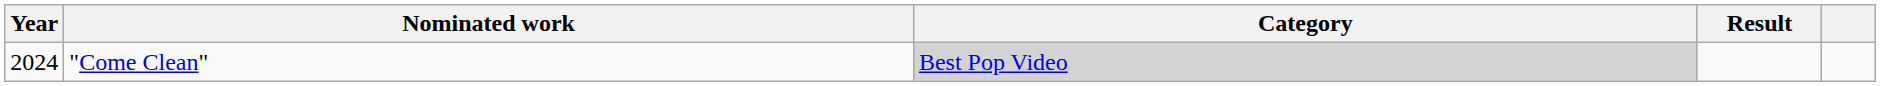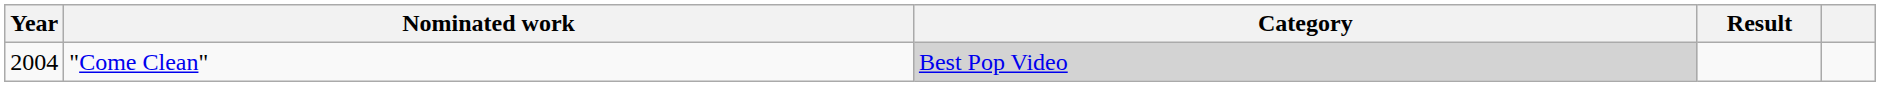(34, 61) 2024 -> (34, 61) 2004
